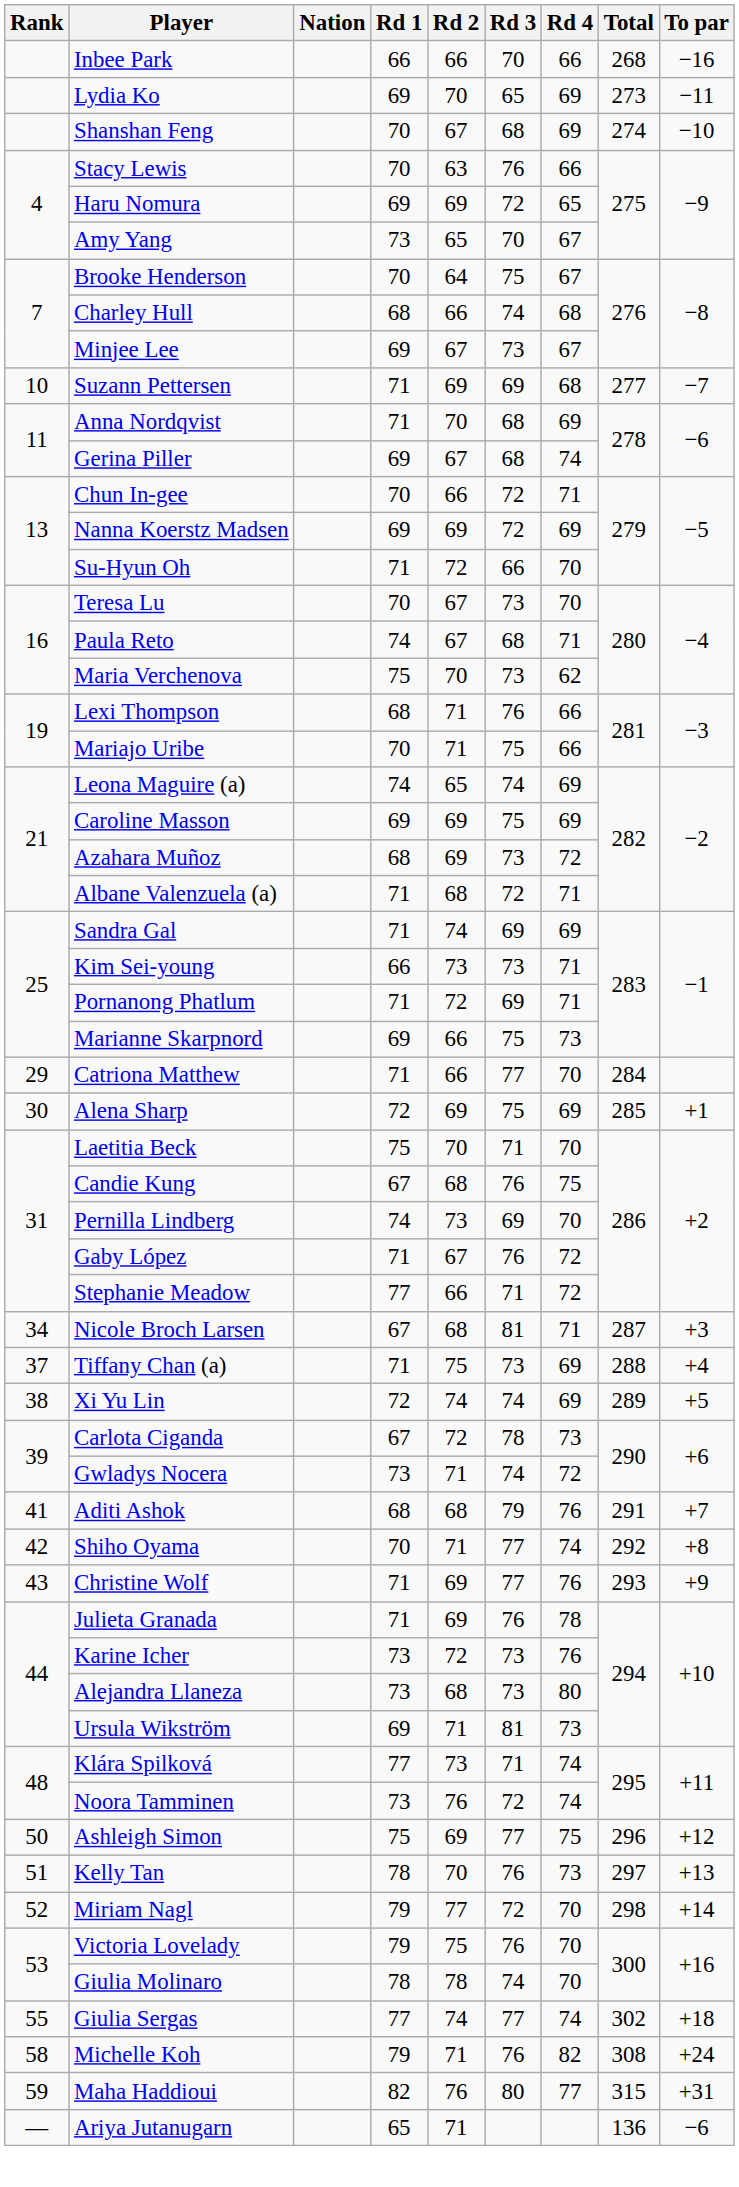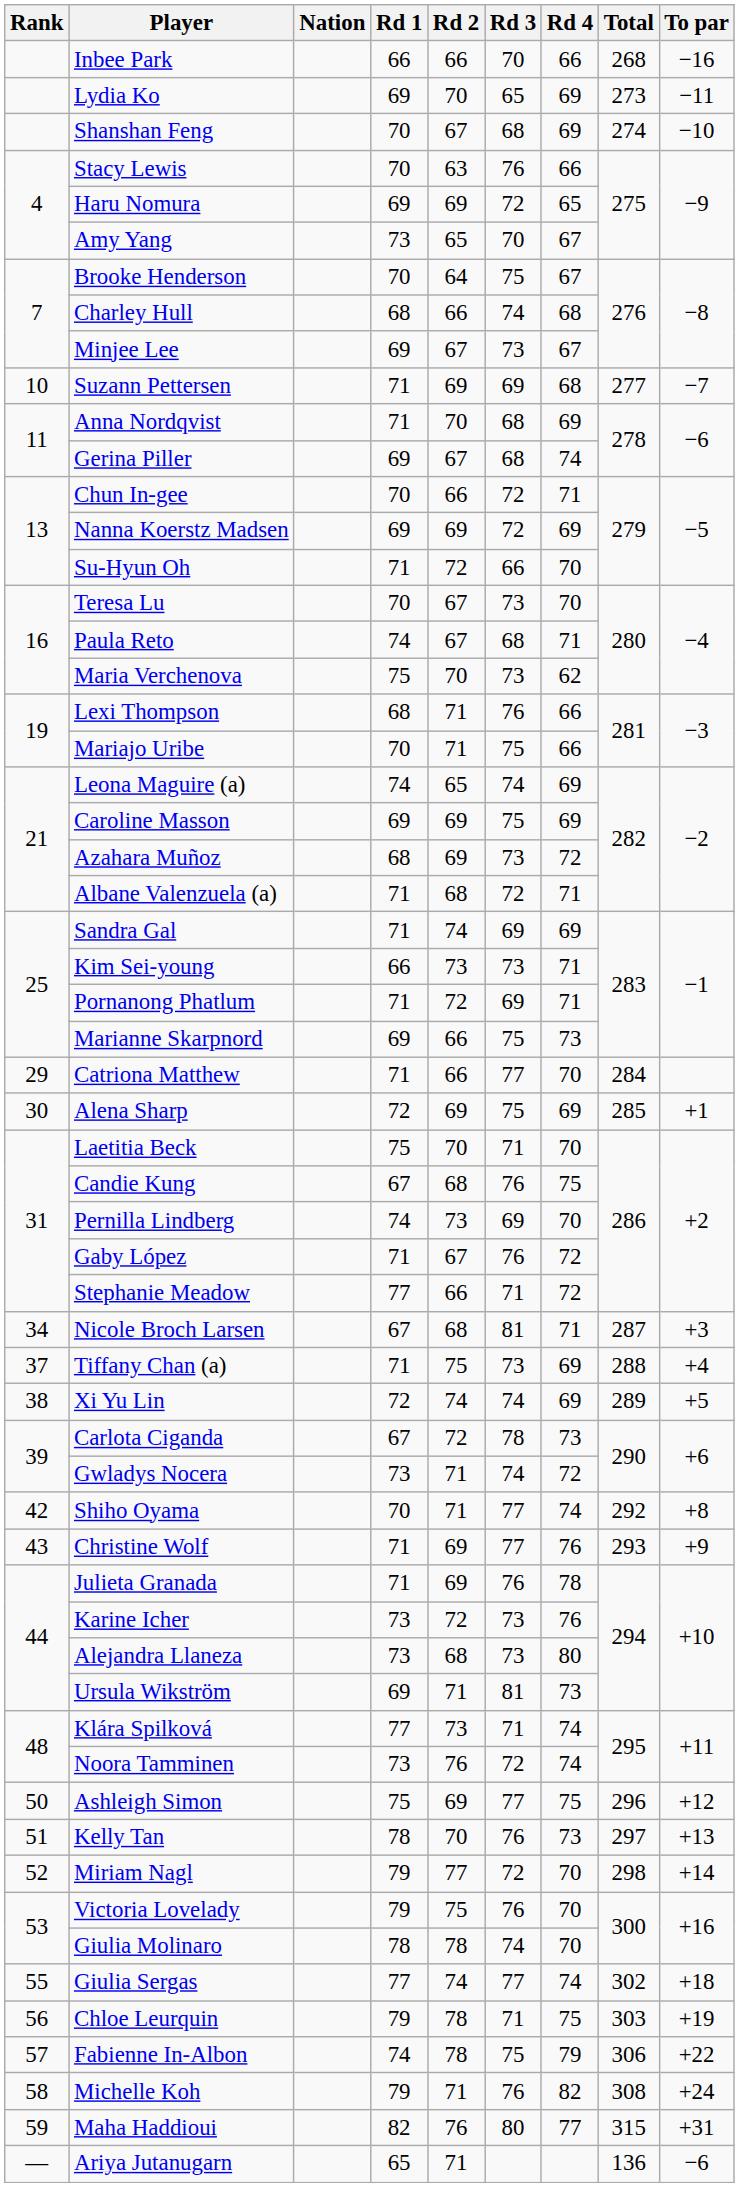- row: (130, 1510)
+ row: (146, 2018)
+ row: (161, 2054)
